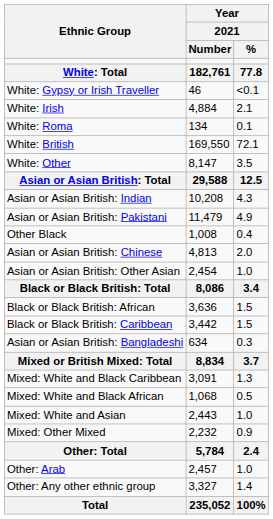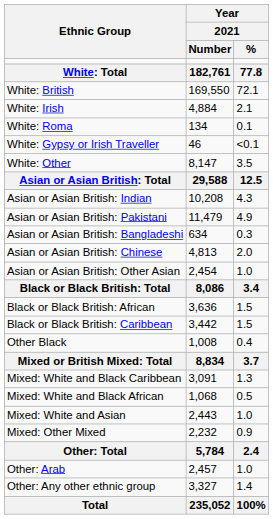rows swapped: (40, 144) <-> (83, 90)
rows swapped: (95, 343) <-> (37, 234)
